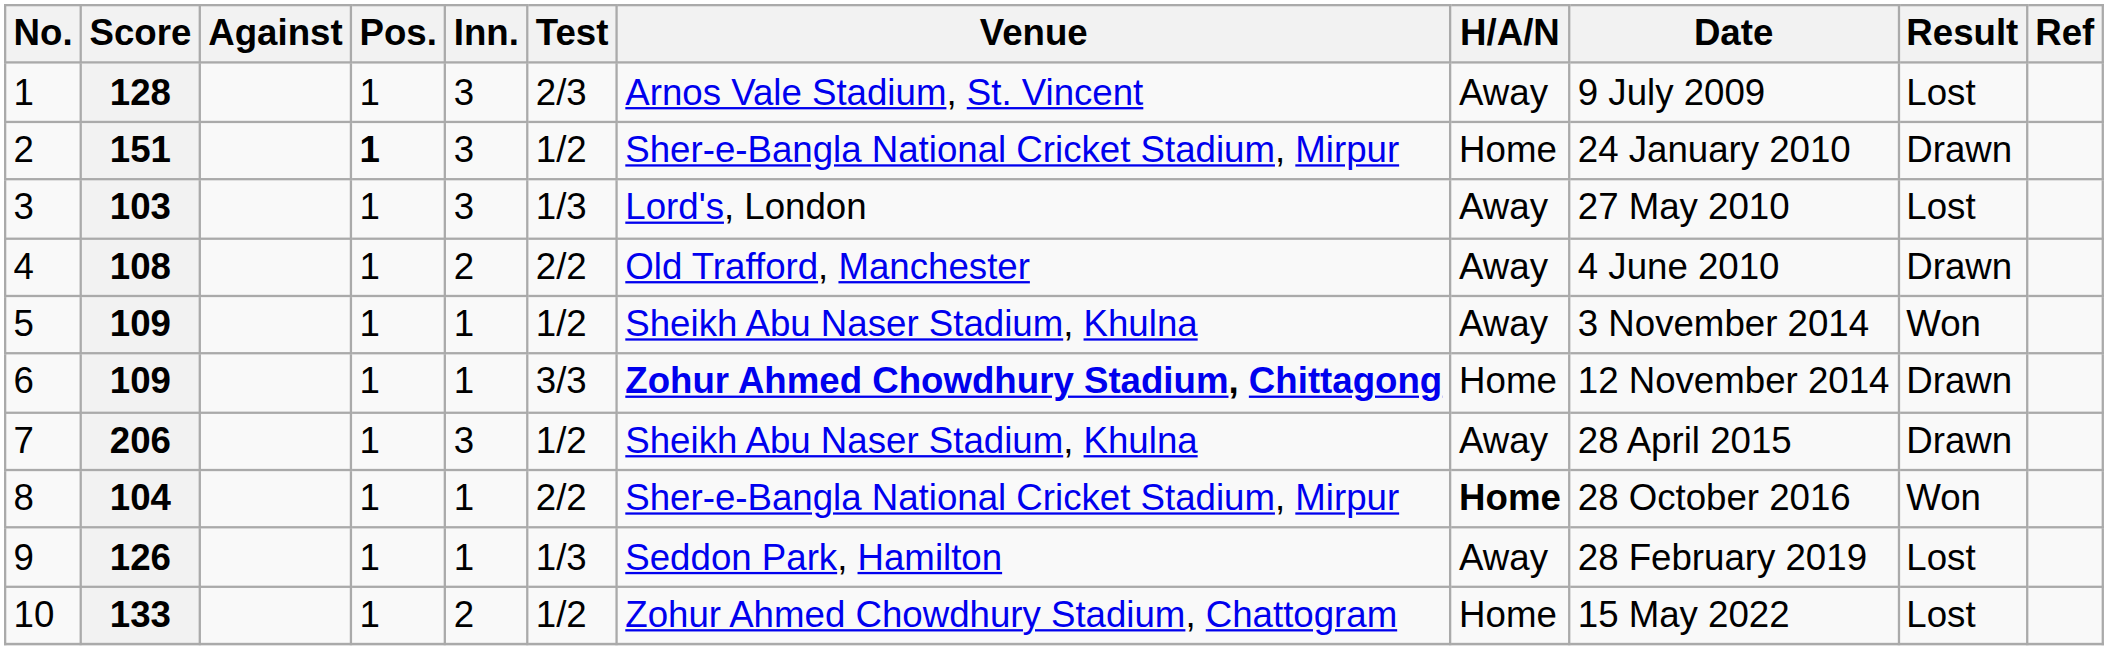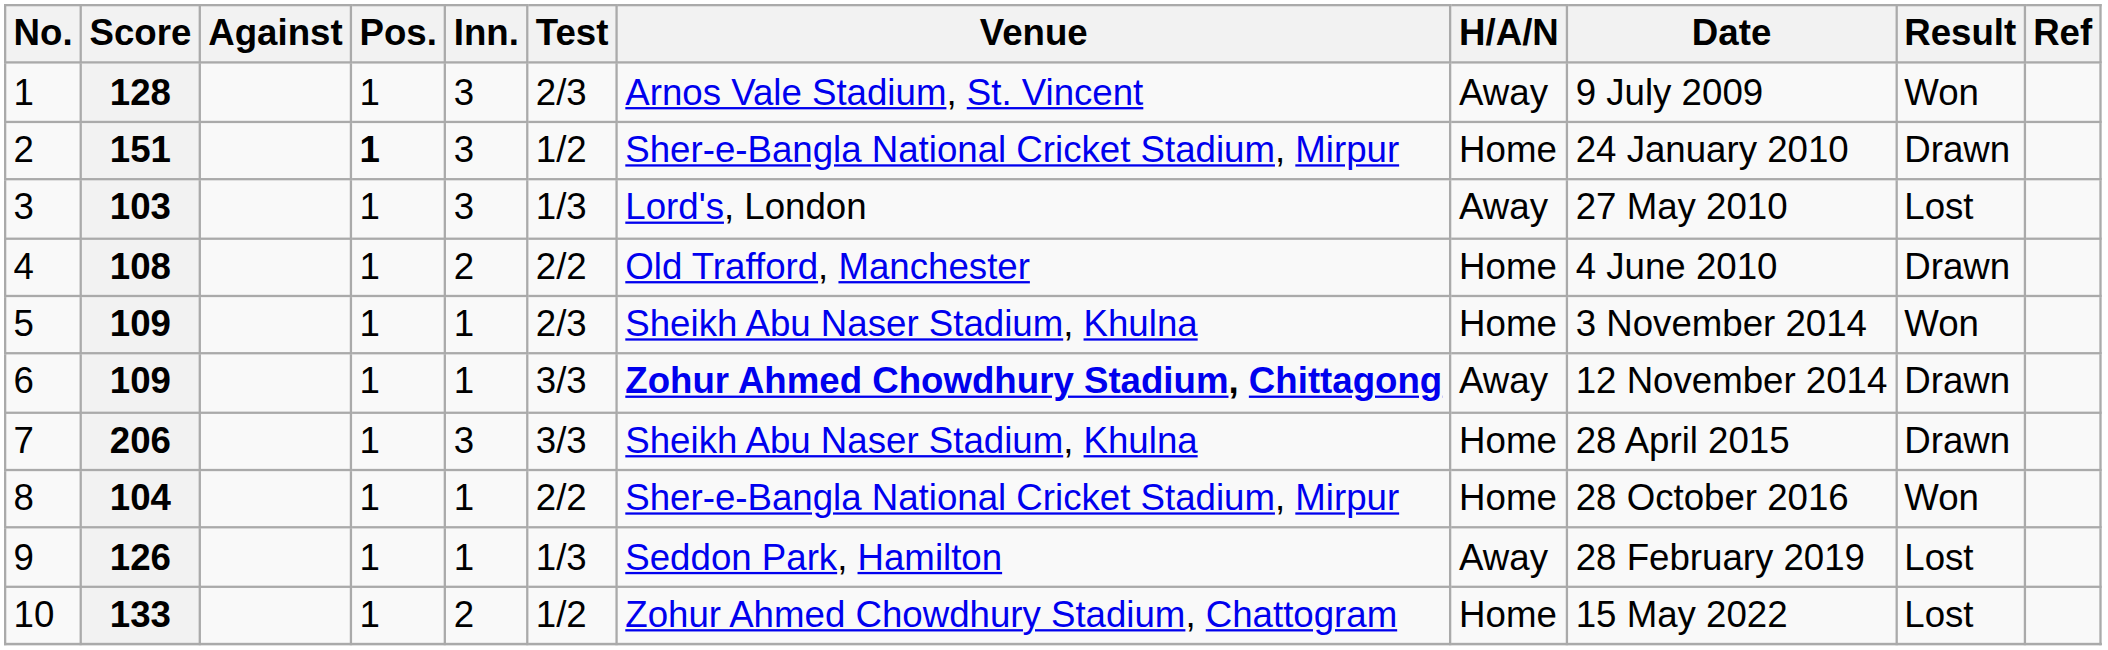(1941, 91) Lost -> (1942, 91) Won
(1504, 265) Away -> (1508, 265) Home
(561, 324) 1/2 -> (561, 324) 2/3
(1504, 324) Away -> (1508, 324) Home
(1508, 382) Home -> (1504, 382) Away
(561, 440) 1/2 -> (561, 440) 3/3
(1504, 440) Away -> (1508, 440) Home
(1510, 498) bold -> (1508, 498) normal
